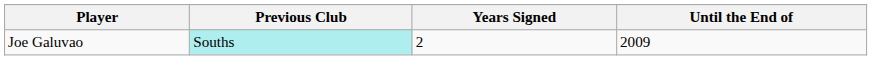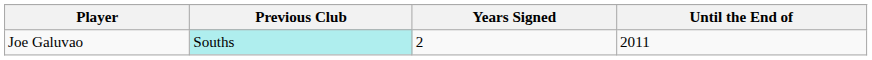(635, 42) 2009 -> (635, 42) 2011
